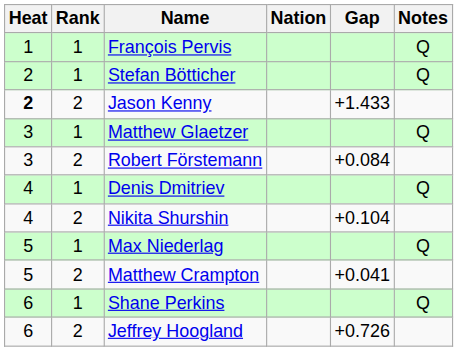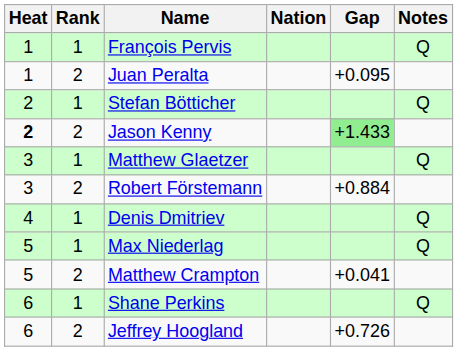+ row: (158, 75)
(362, 103) no background -> (362, 132) lightgreen background
(362, 160) +0.084 -> (362, 189) +0.884
- row: (168, 217)
